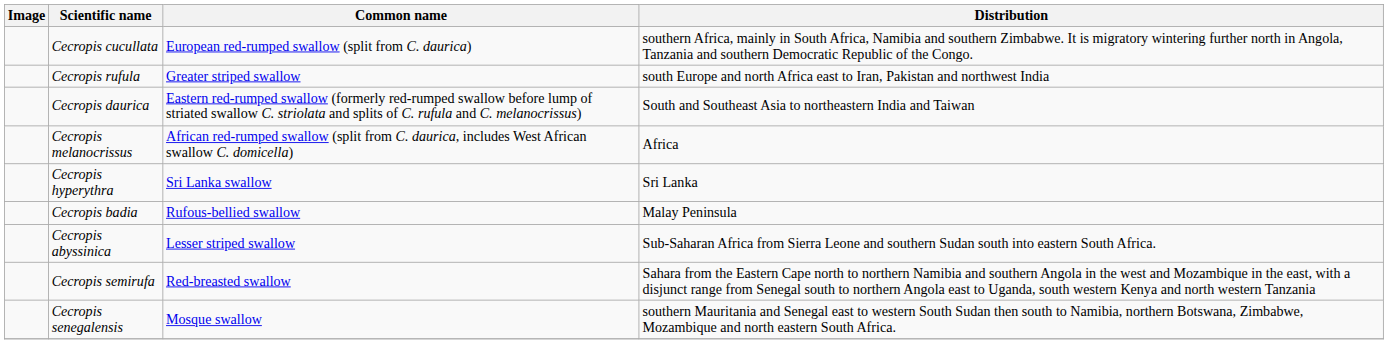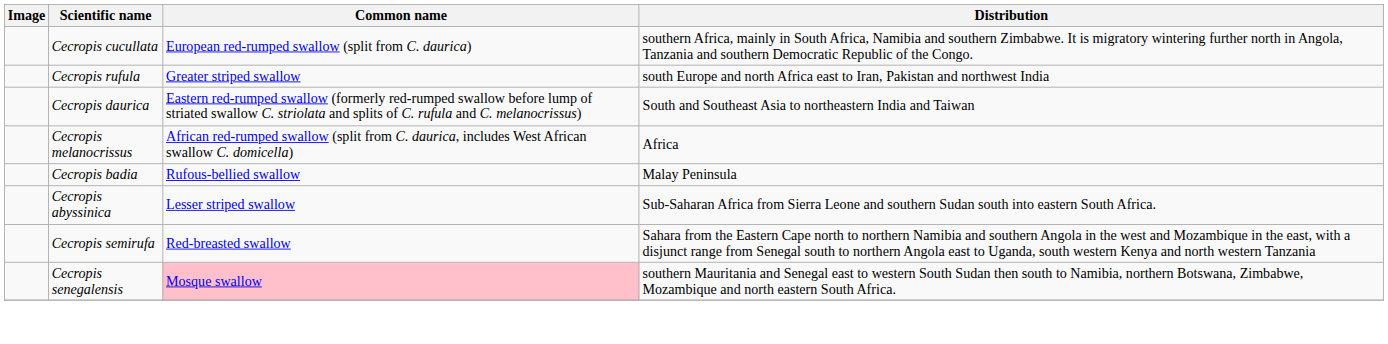- row: (83, 182)
(214, 319) no background -> (214, 281) pink background
